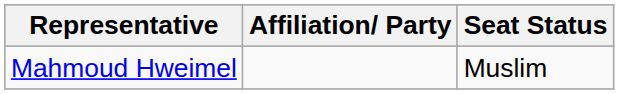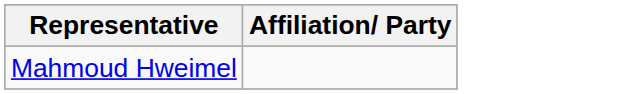- column: (536, 25)
